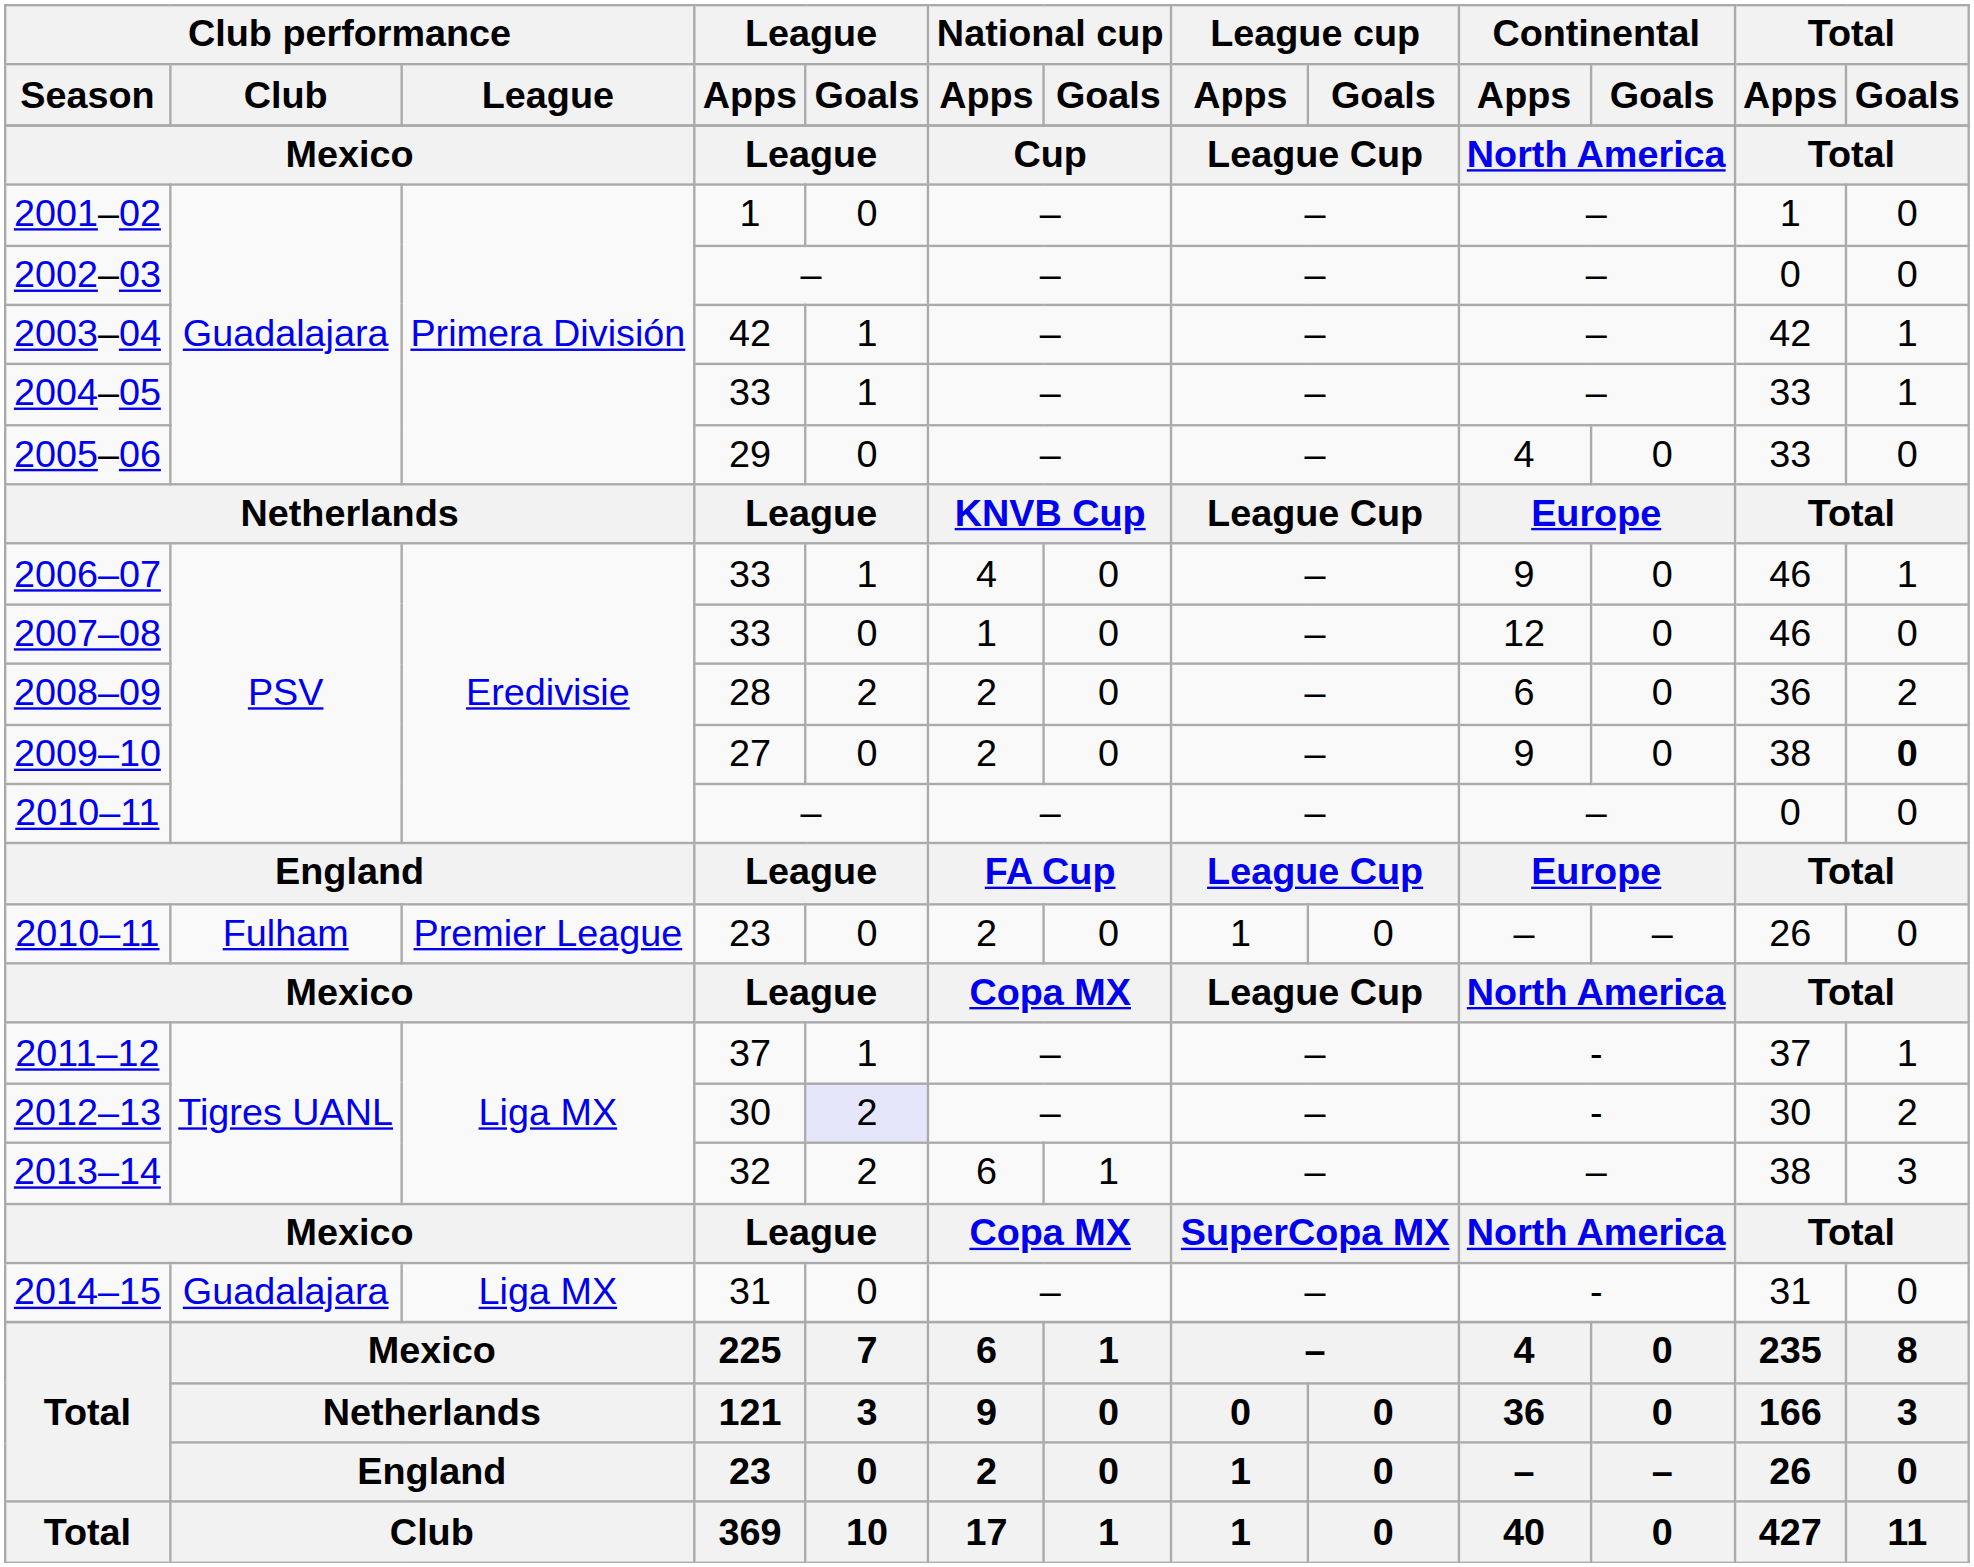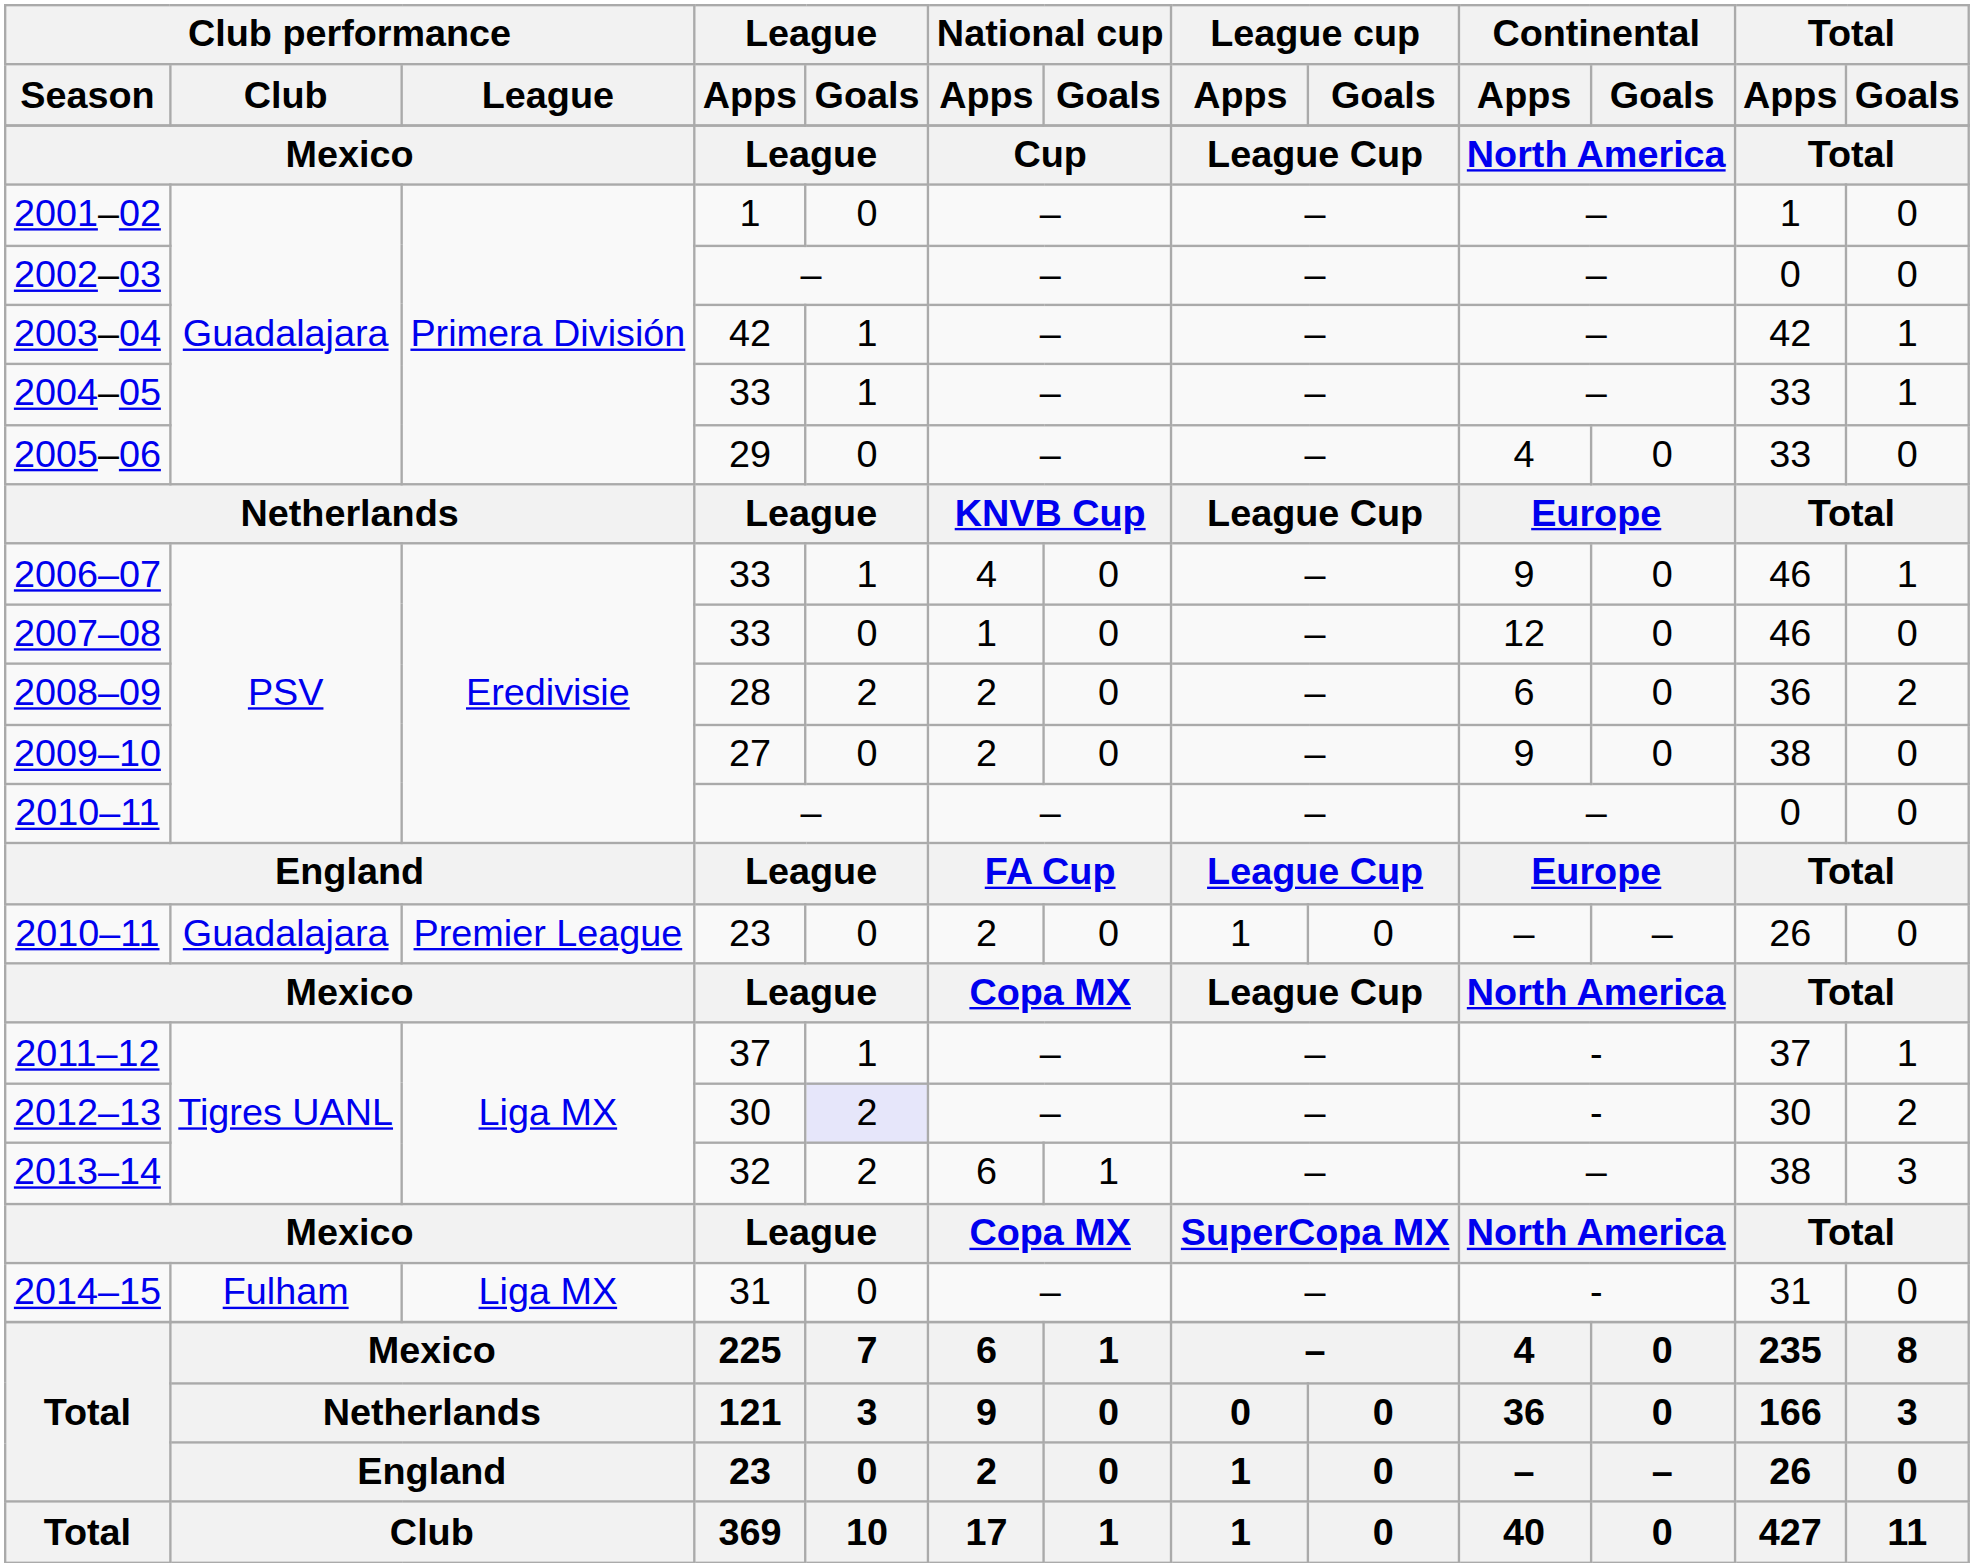(1907, 753) bold -> (1907, 753) normal
(286, 932) Fulham -> (286, 932) Guadalajara
(286, 1292) Guadalajara -> (286, 1292) Fulham
